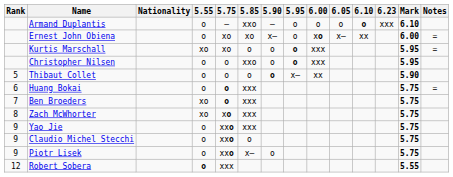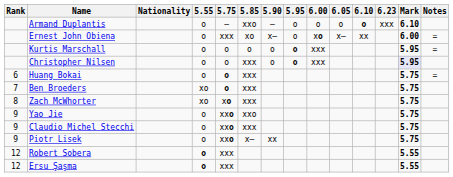(227, 37) xo -> (227, 37) xxx
(204, 50) xo -> (204, 50) o
(227, 50) xo -> (227, 50) o
(249, 62) xxo -> (249, 62) xxx
(410, 62) no background -> (410, 62) lavender background
- row: (62, 75)
(249, 127) xxx -> (249, 114) xxo
(249, 140) o -> (249, 127) xxx
(272, 153) o -> (272, 140) xx
+ row: (53, 166)
